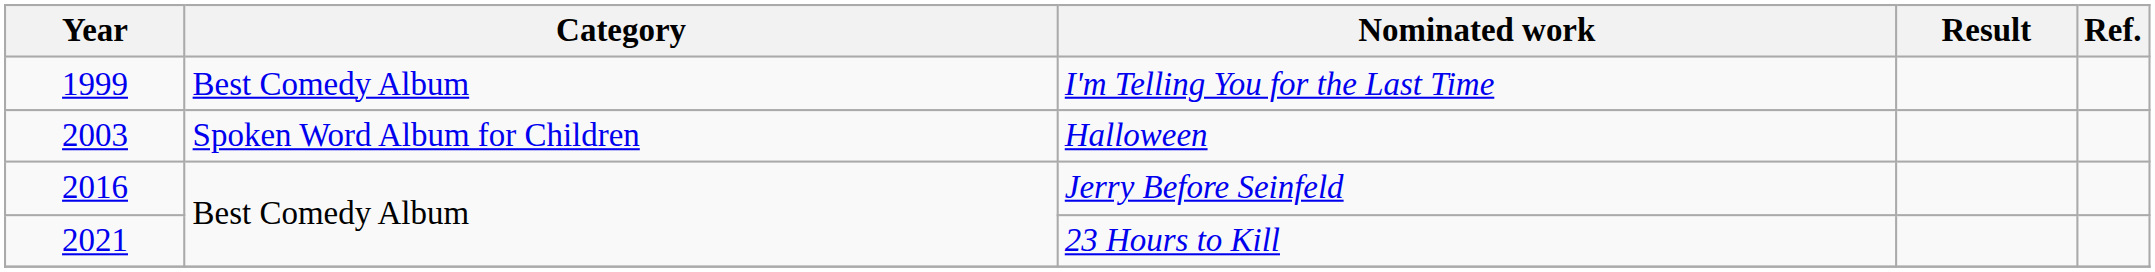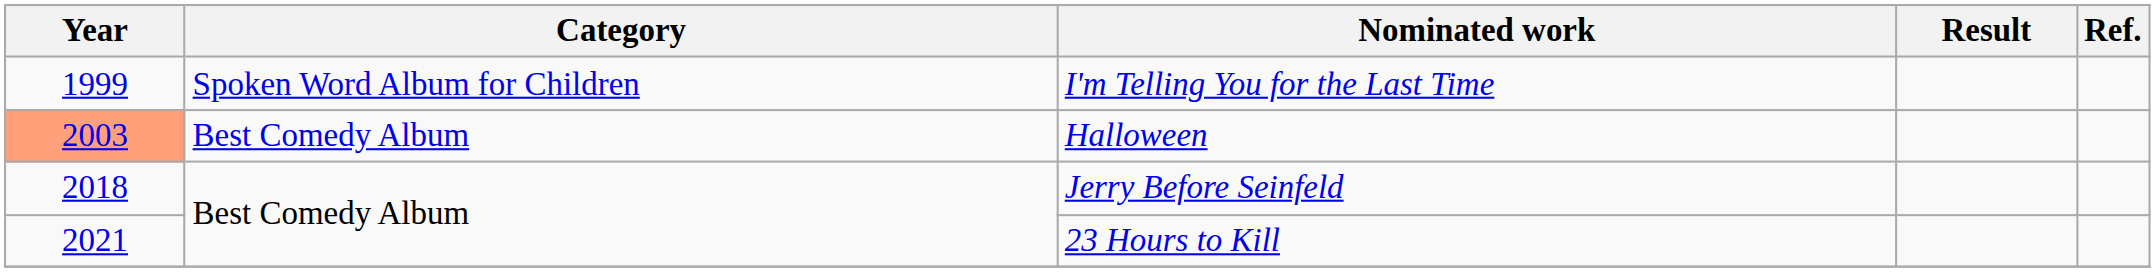(331, 82) Best Comedy Album -> (416, 82) Spoken Word Album for Children
(95, 135) no background -> (95, 135) lightsalmon background
(416, 135) Spoken Word Album for Children -> (331, 135) Best Comedy Album
(95, 187) 2016 -> (95, 187) 2018
